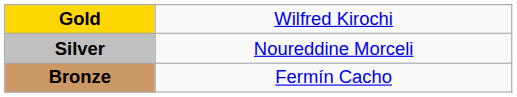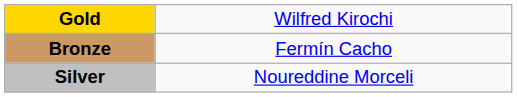rows swapped: (80, 48) <-> (80, 77)
